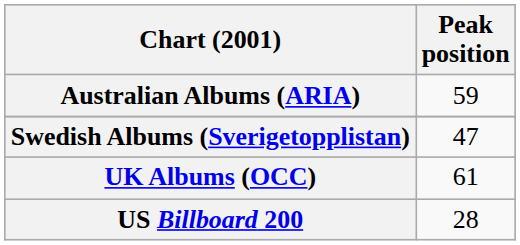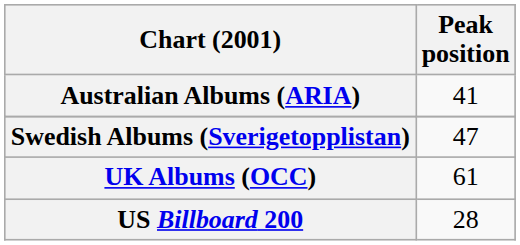(466, 95) 59 -> (466, 95) 41
